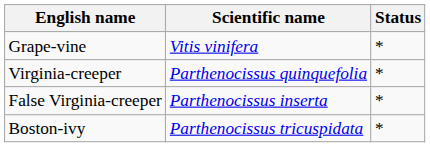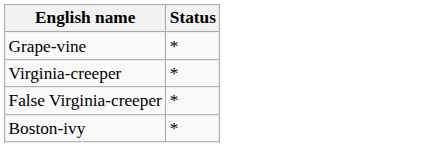- column: (268, 18)
